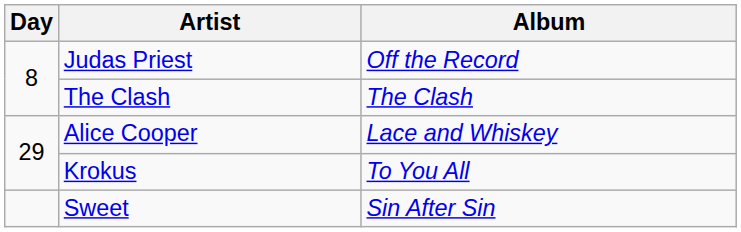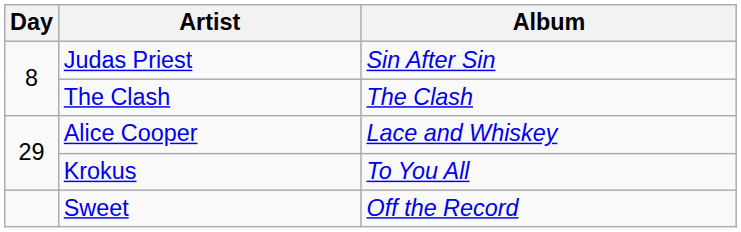(442, 60) Off the Record -> (431, 60) Sin After Sin
(431, 208) Sin After Sin -> (442, 208) Off the Record
